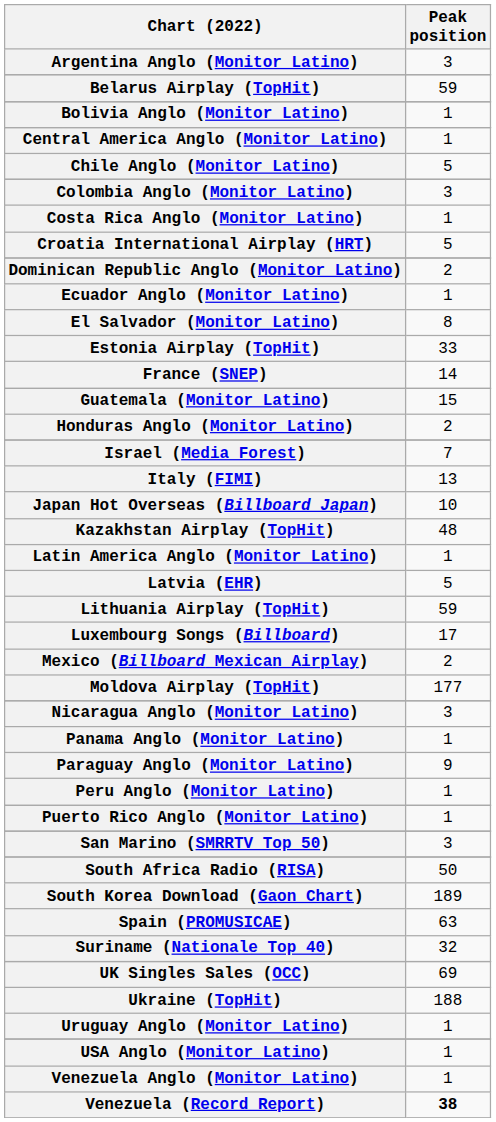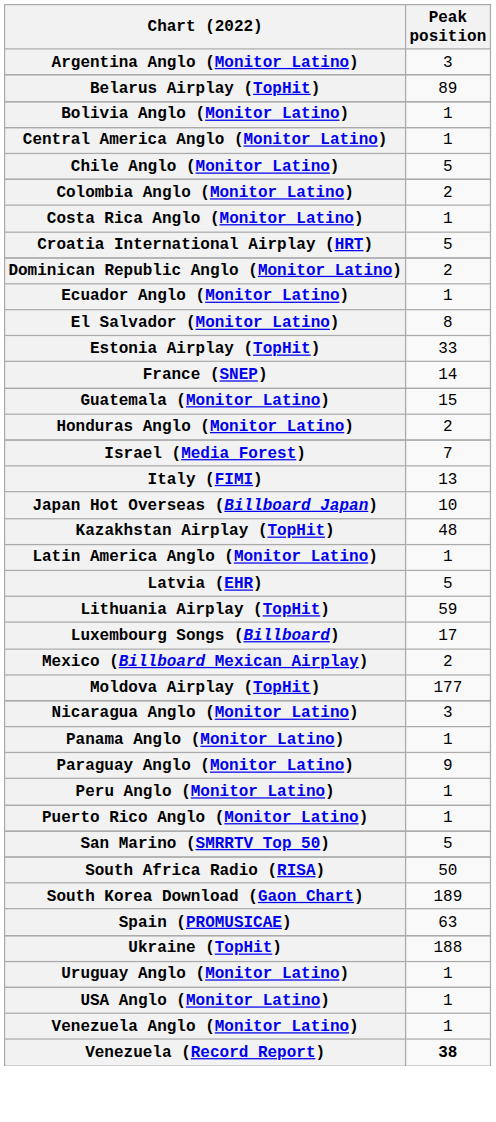(448, 88) 59 -> (448, 88) 89
(448, 192) 3 -> (448, 192) 2
(448, 844) 3 -> (448, 844) 5
- row: (205, 948)
- row: (205, 974)
